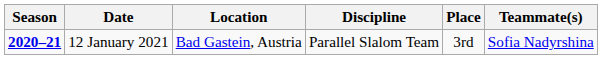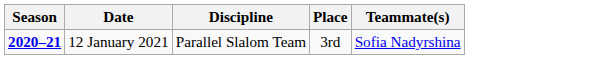- column: (239, 17)
